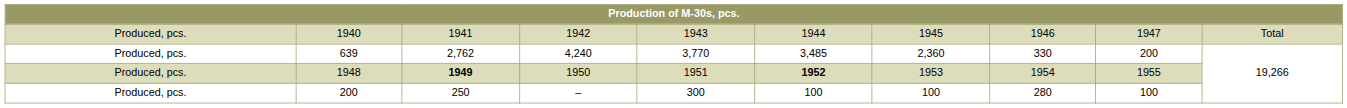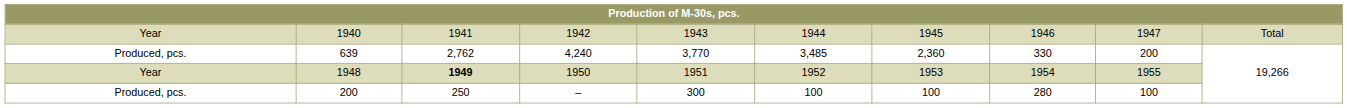(150, 33) Produced, pcs. -> (150, 33) Year
(150, 73) Produced, pcs. -> (150, 73) Year
(813, 73) bold -> (813, 73) normal
